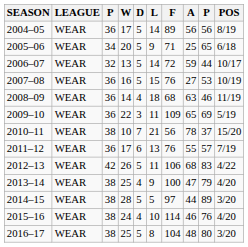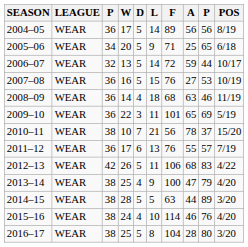(173, 115) 109 -> (173, 115) 101
(170, 200) 97 -> (170, 200) 63
(191, 234) 48 -> (191, 234) 28
